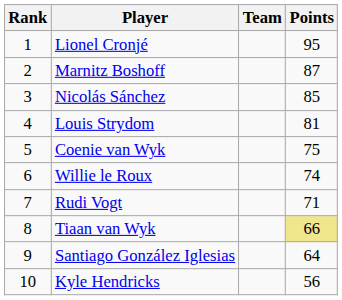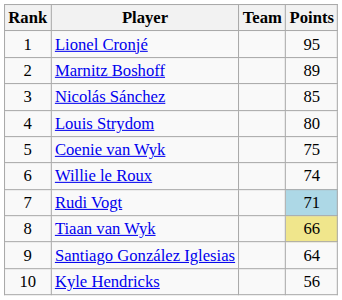(312, 70) 87 -> (312, 70) 89
(312, 123) 81 -> (312, 123) 80
(312, 202) no background -> (312, 202) lightblue background
